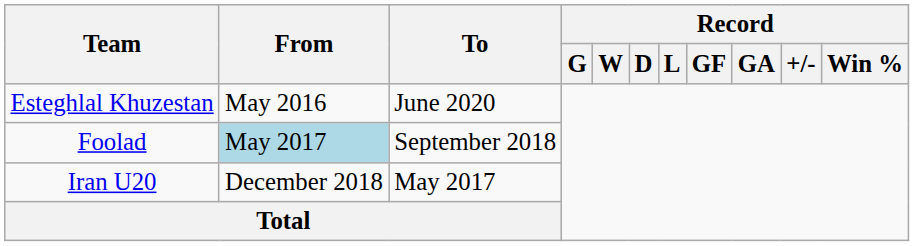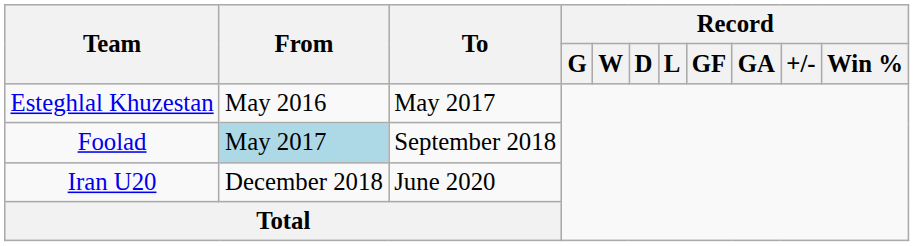(445, 102) June 2020 -> (445, 102) May 2017
(445, 181) May 2017 -> (445, 181) June 2020
